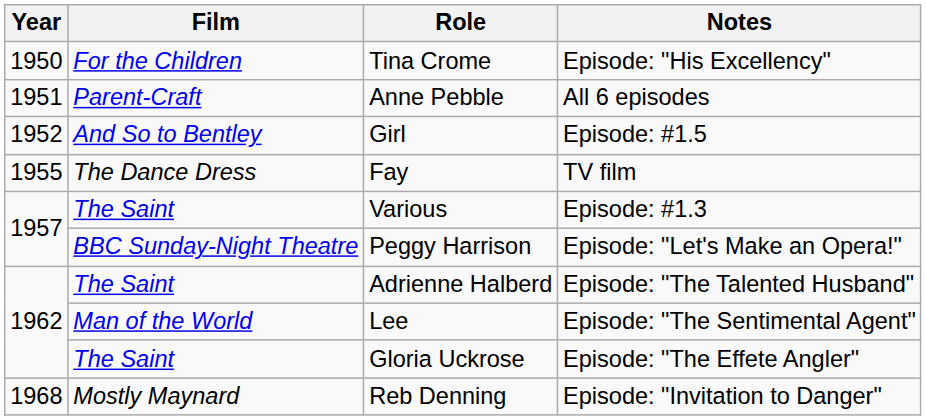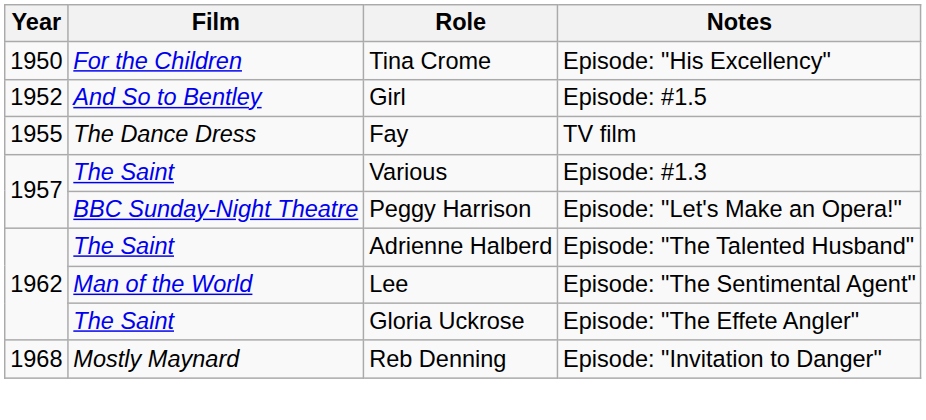- row: (437, 97)
